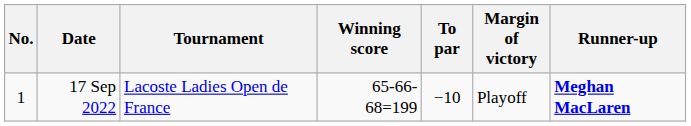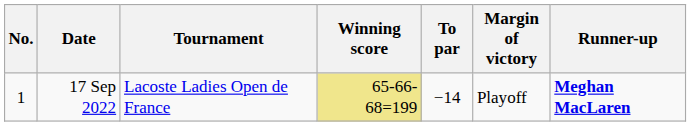(391, 97) no background -> (391, 97) khaki background
(447, 97) −10 -> (447, 97) −14
